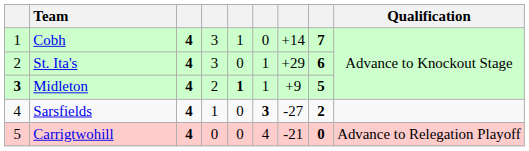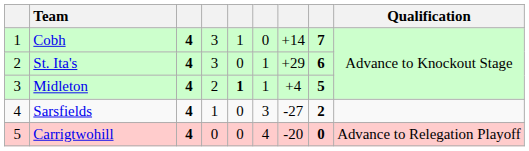(17, 87) bold -> (17, 87) normal
(293, 87) +9 -> (293, 87) +4
(265, 110) bold -> (265, 110) normal
(293, 134) -21 -> (293, 134) -20
